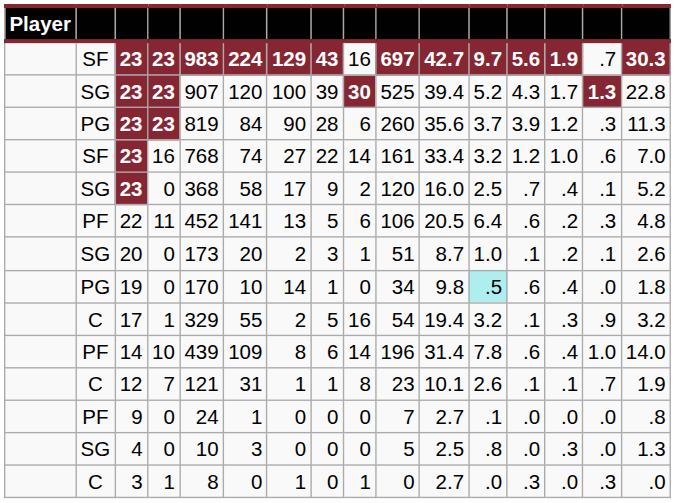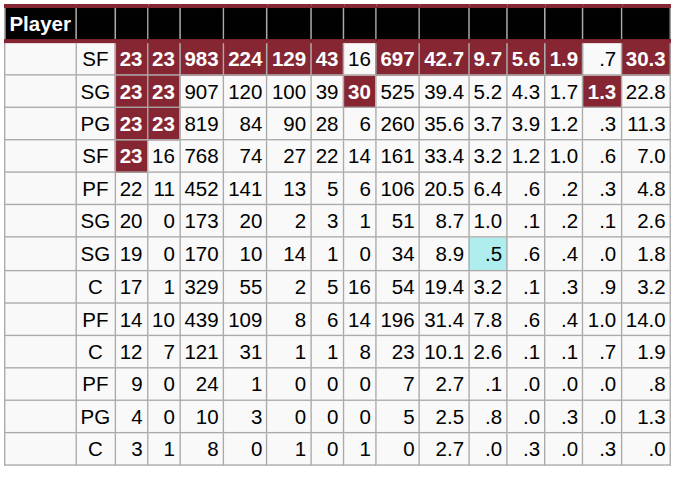- row: (131, 189)
(95, 286) PG -> (95, 254) SG
(450, 286) 9.8 -> (450, 254) 8.9
(95, 449) SG -> (95, 416) PG
